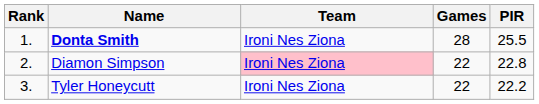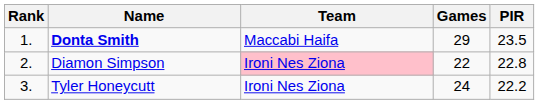(294, 39) Ironi Nes Ziona -> (291, 39) Maccabi Haifa
(462, 39) 28 -> (462, 39) 29
(512, 39) 25.5 -> (512, 39) 23.5
(462, 87) 22 -> (462, 87) 24
